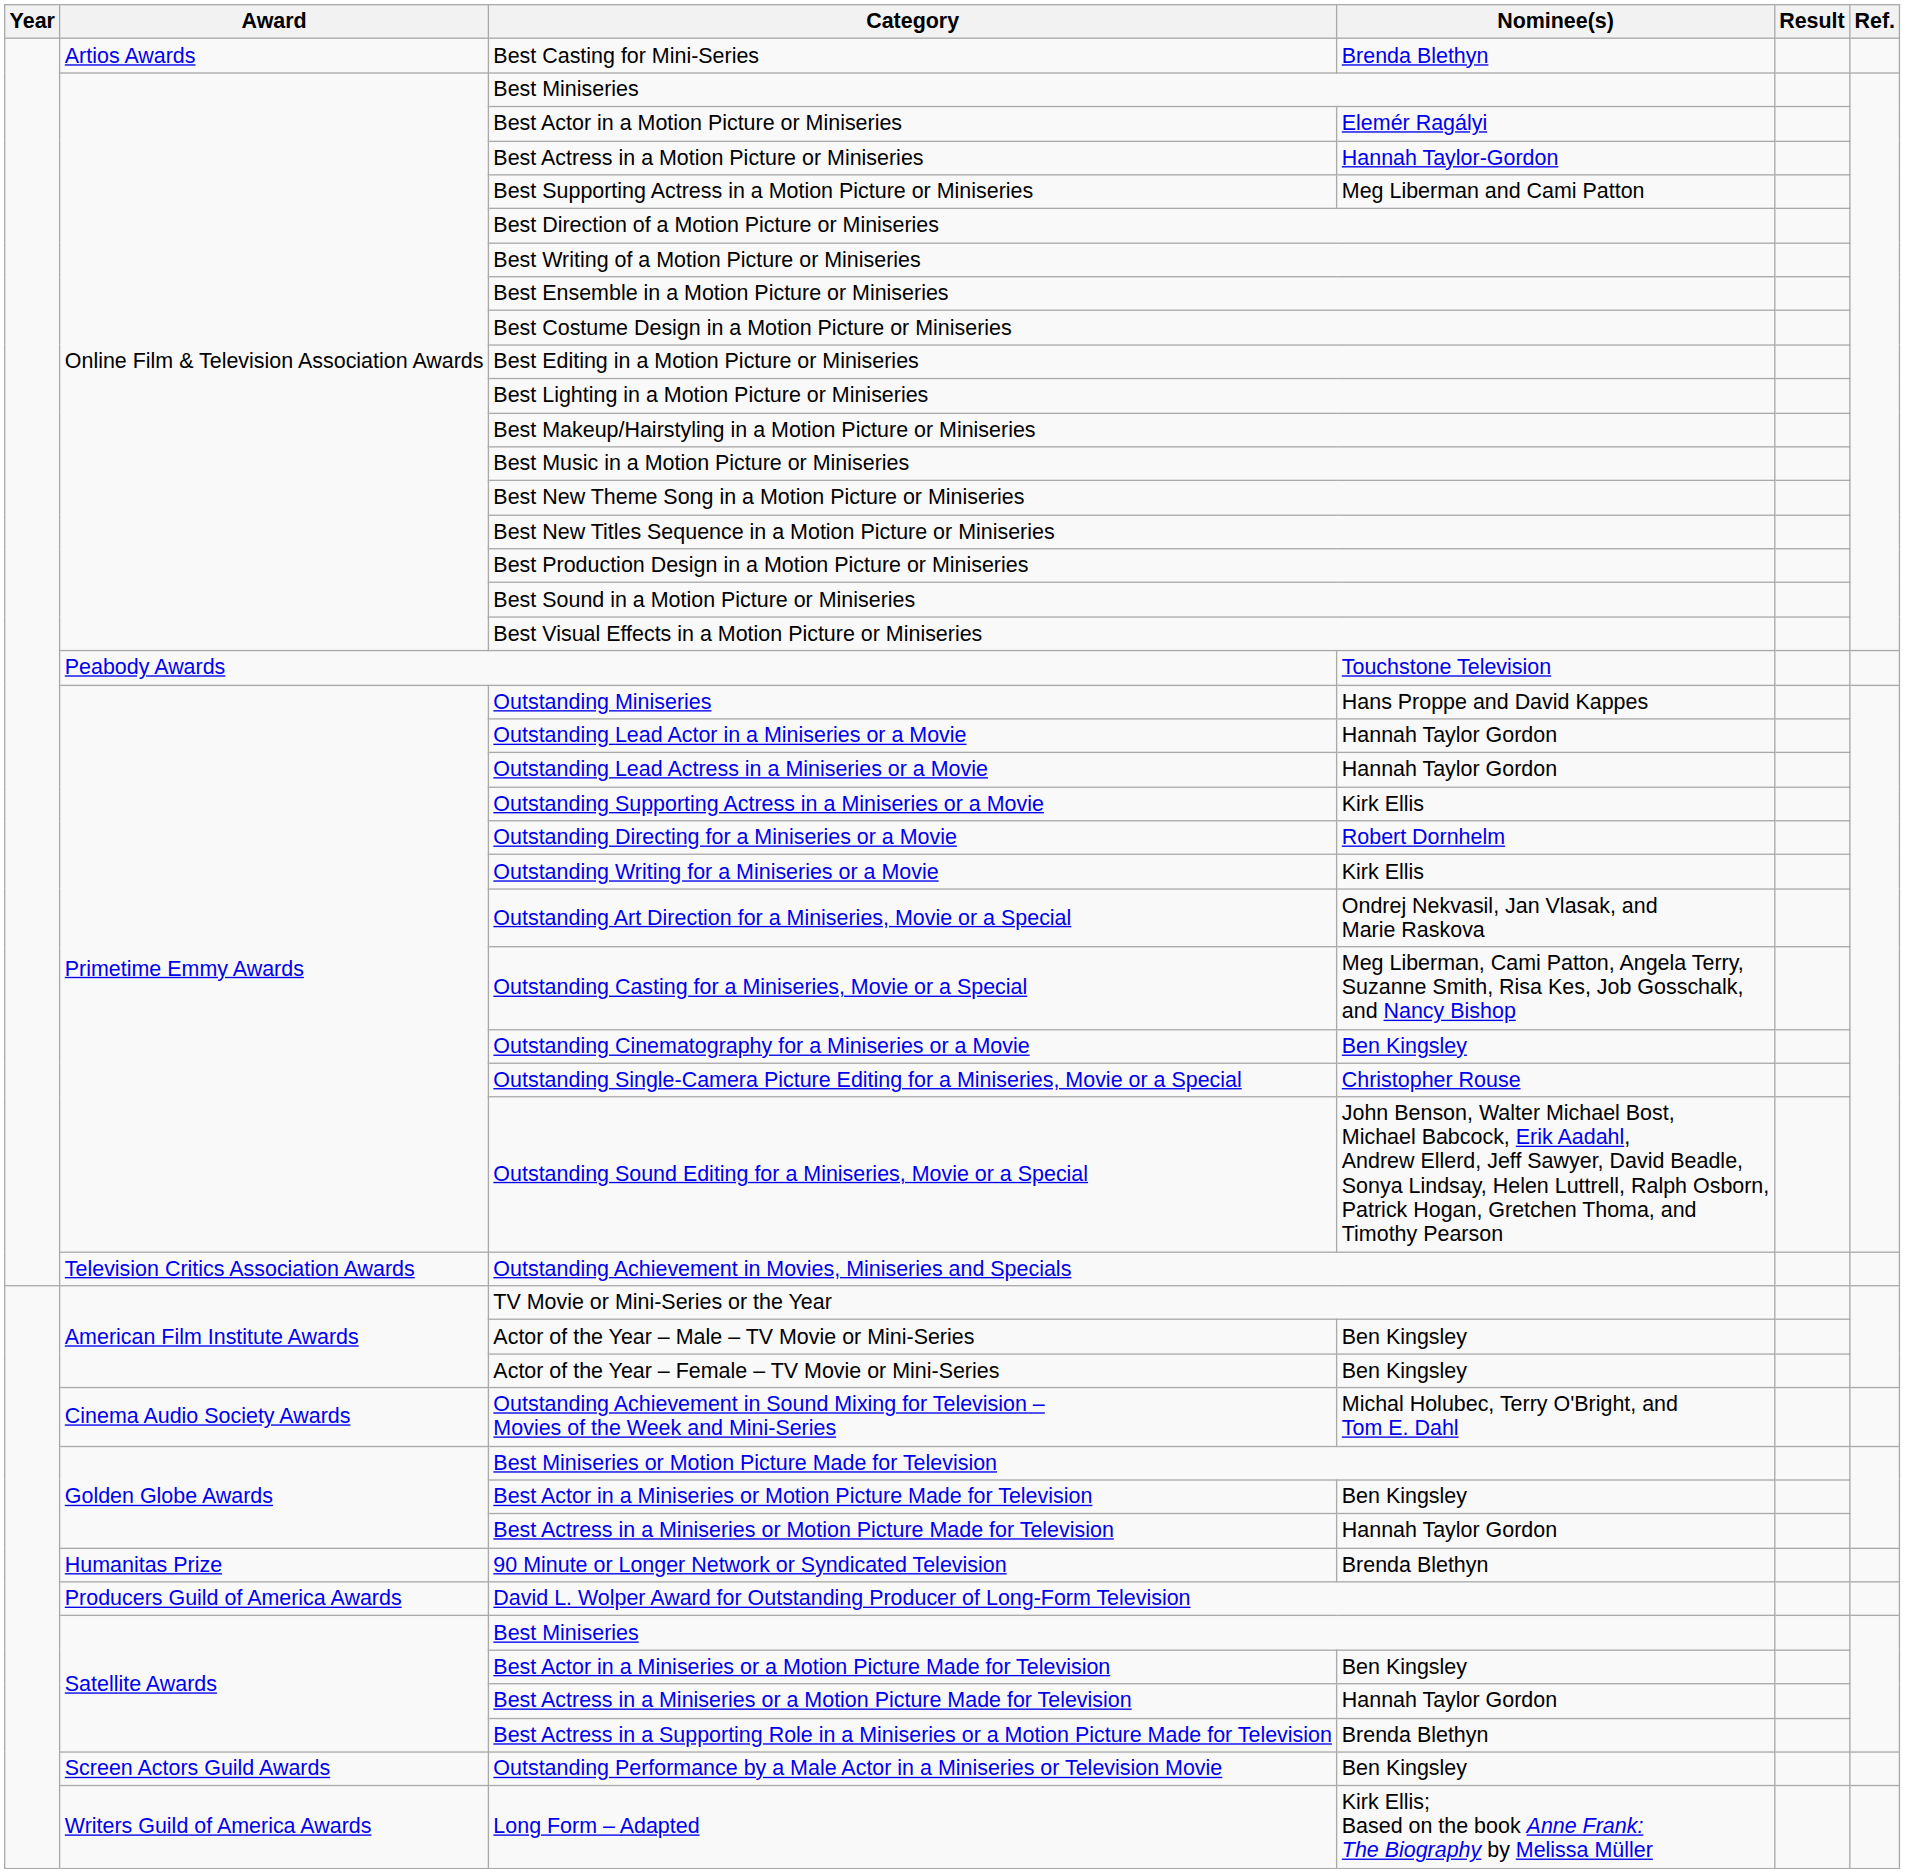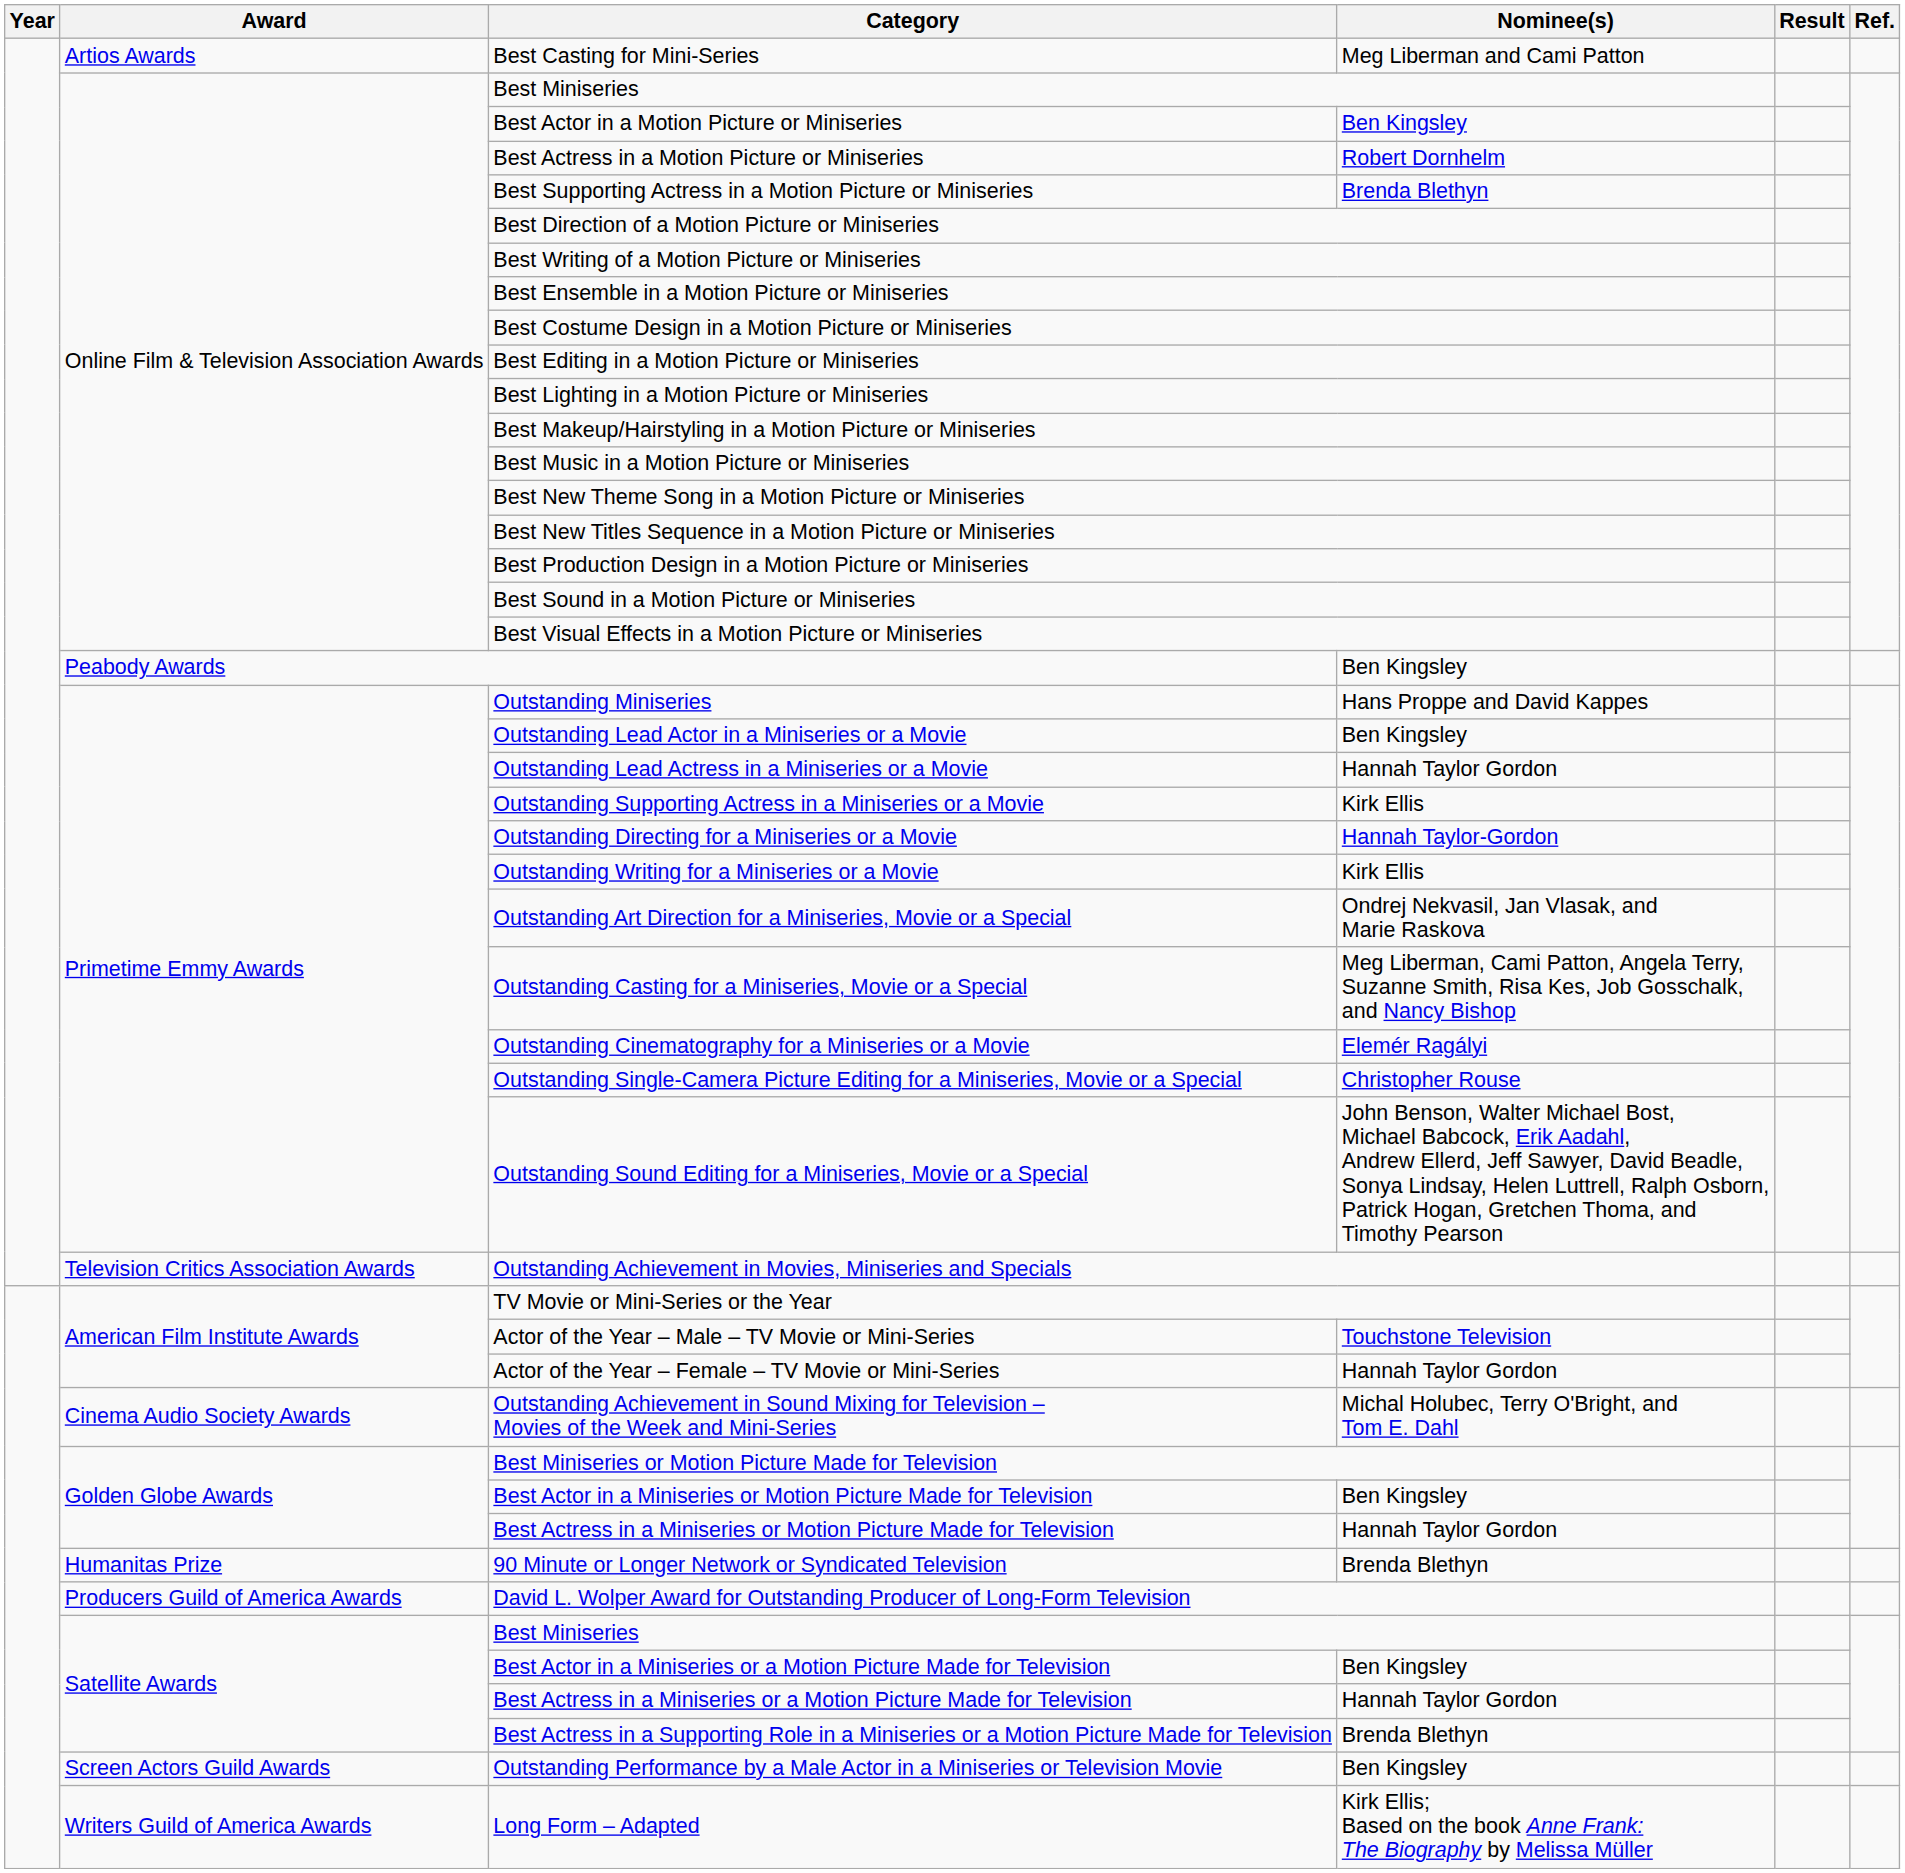(1415, 55) Brenda Blethyn -> (1493, 55) Meg Liberman and Cami Patton
(1414, 123) Elemér Ragályi -> (1404, 123) Ben Kingsley
(1450, 157) Hannah Taylor-Gordon -> (1423, 157) Robert Dornhelm
(1493, 191) Meg Liberman and Cami Patton -> (1415, 191) Brenda Blethyn
(1446, 667) Touchstone Television -> (1404, 667) Ben Kingsley
(1449, 735) Hannah Taylor Gordon -> (1404, 735) Ben Kingsley
(1423, 837) Robert Dornhelm -> (1450, 837) Hannah Taylor-Gordon
(1404, 1045) Ben Kingsley -> (1414, 1045) Elemér Ragályi
(1404, 1336) Ben Kingsley -> (1446, 1336) Touchstone Television
(1404, 1370) Ben Kingsley -> (1449, 1370) Hannah Taylor Gordon
